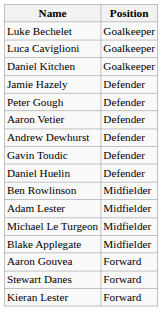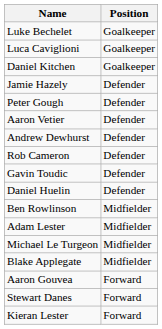+ row: (38, 155)
